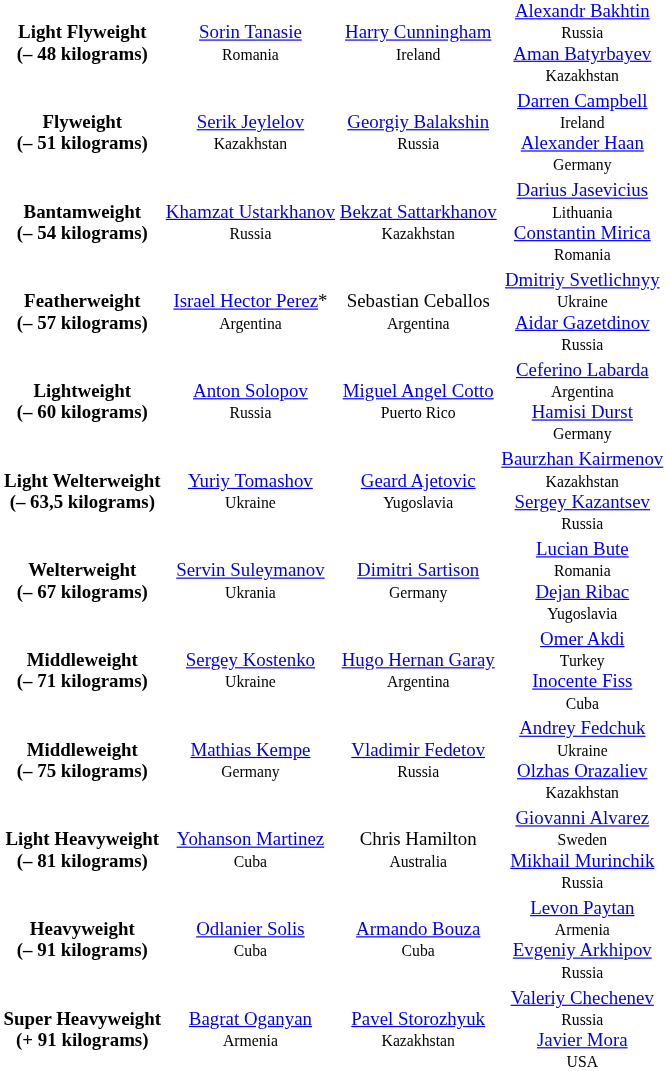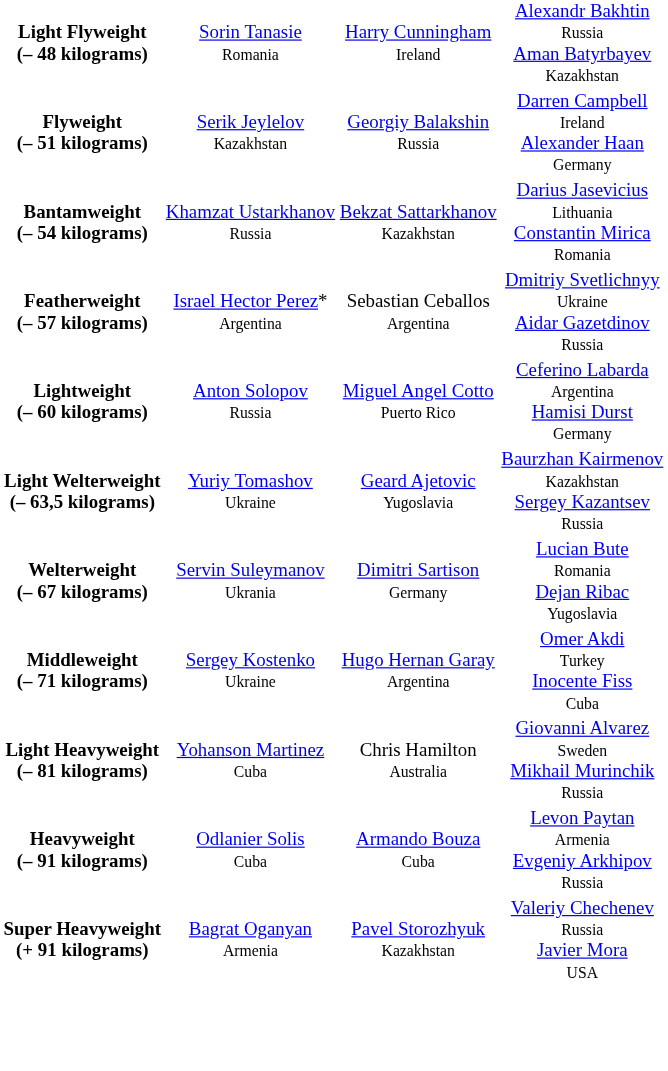- row: (82, 760)
